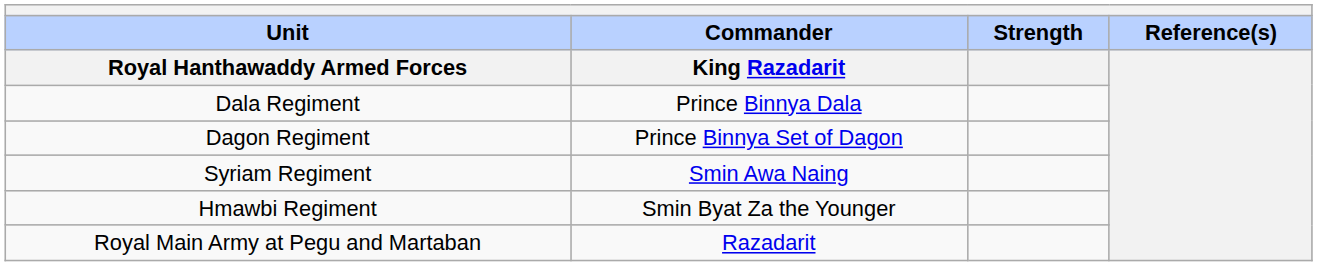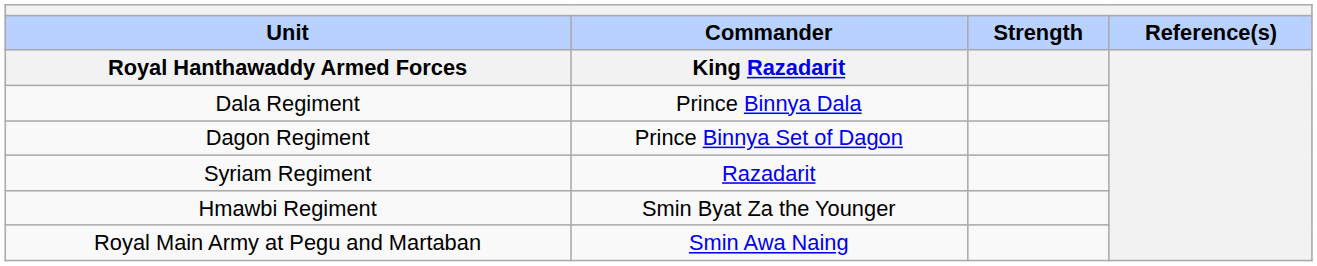(769, 173) Smin Awa Naing -> (769, 173) Razadarit
(769, 243) Razadarit -> (769, 243) Smin Awa Naing
